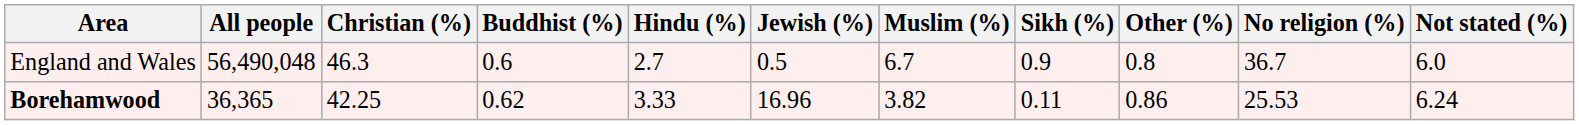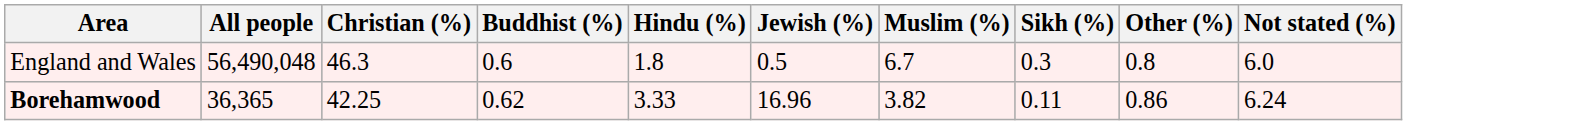- column: (1324, 23)
(649, 61) 2.7 -> (649, 61) 1.8
(1036, 61) 0.9 -> (1036, 61) 0.3
